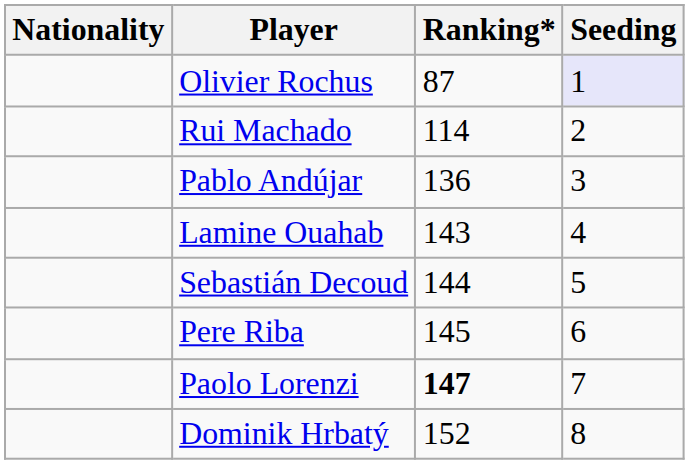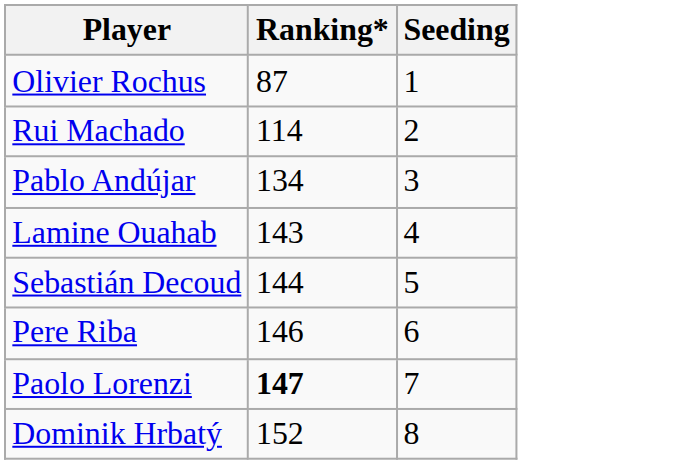- column: (88, 29)
(578, 80) lavender background -> (411, 80) no background
(447, 181) 136 -> (280, 181) 134
(447, 332) 145 -> (280, 332) 146
